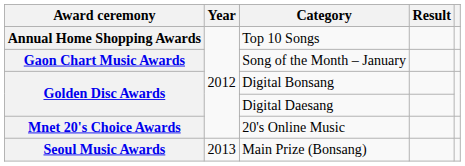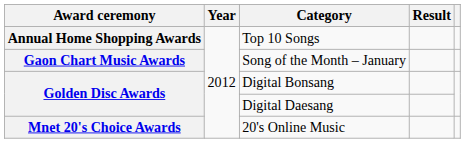- row: (304, 149)
